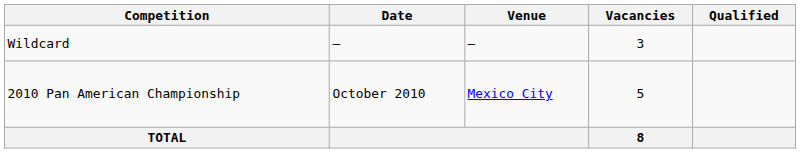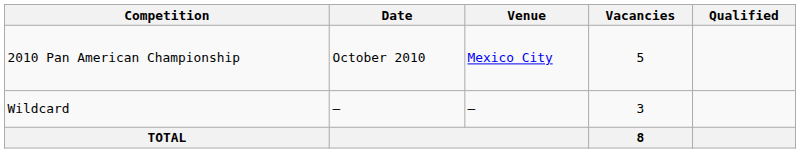rows swapped: (124, 94) <-> (39, 43)
